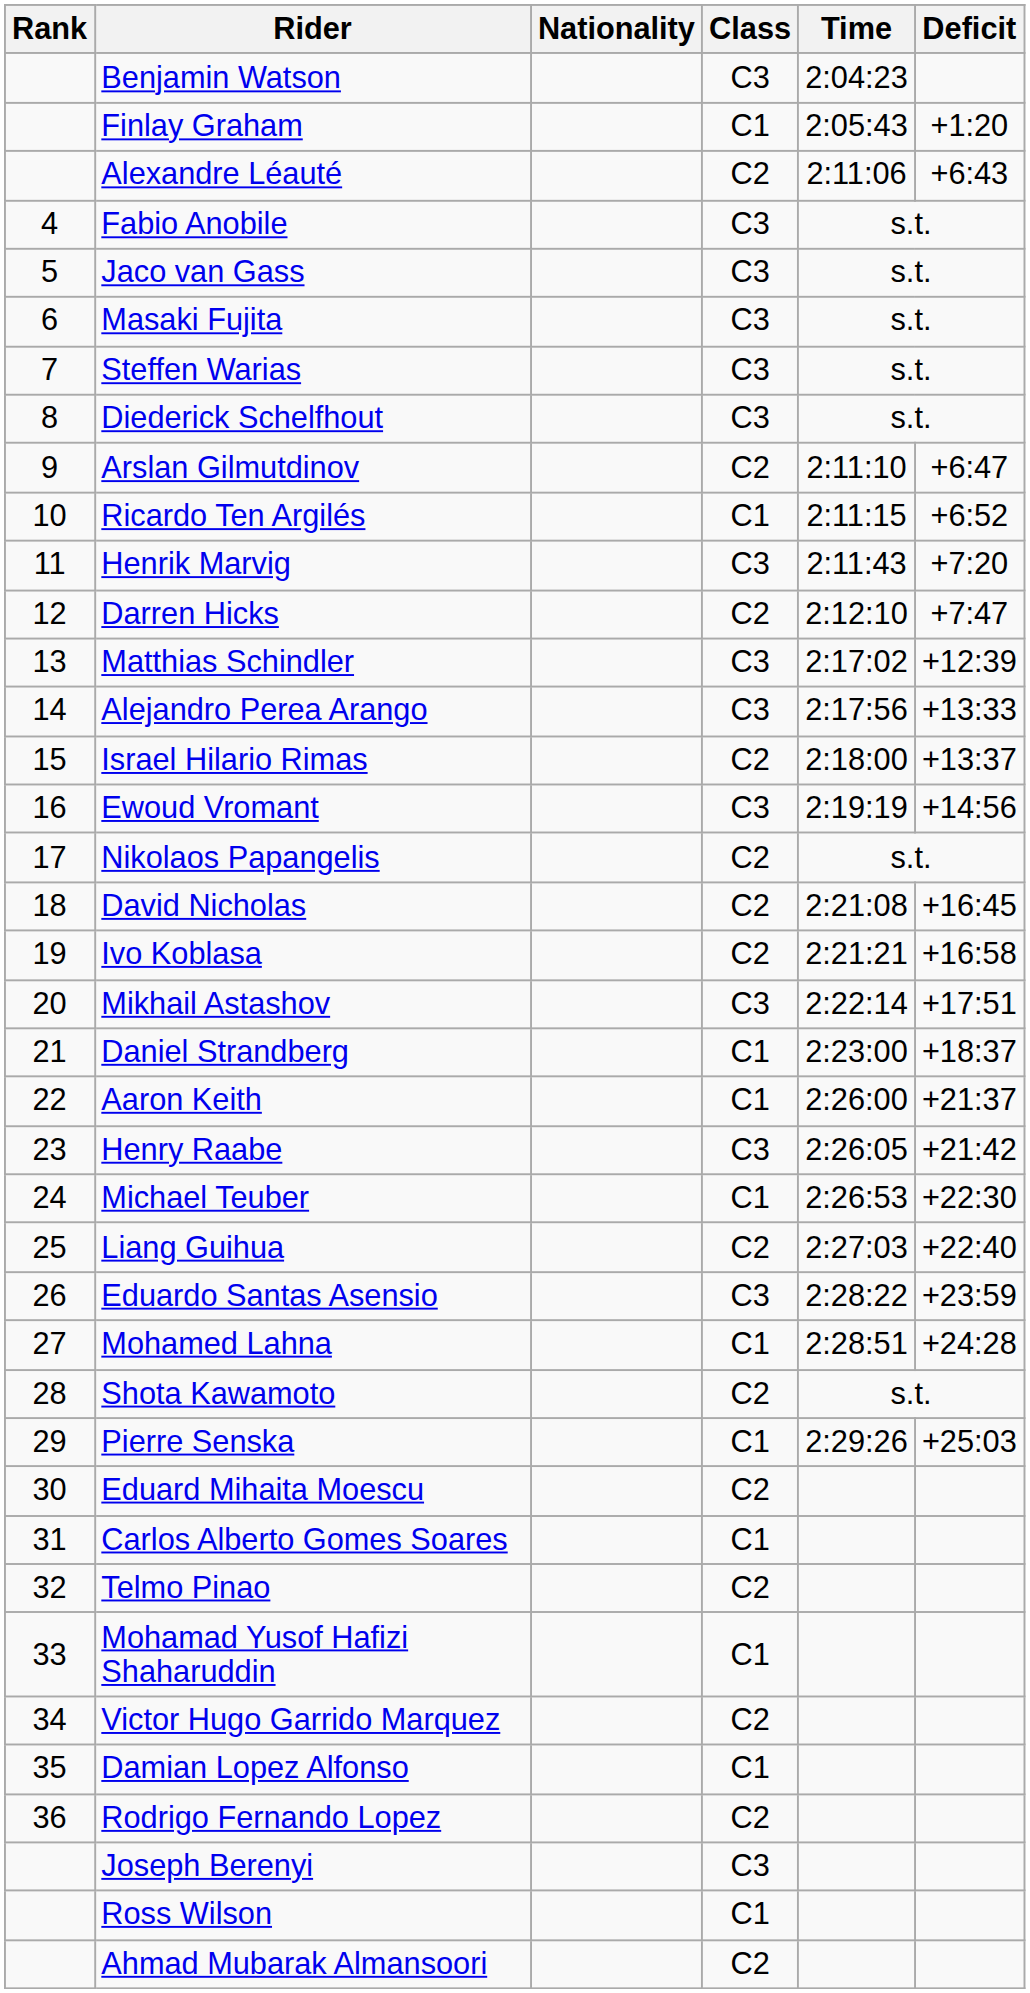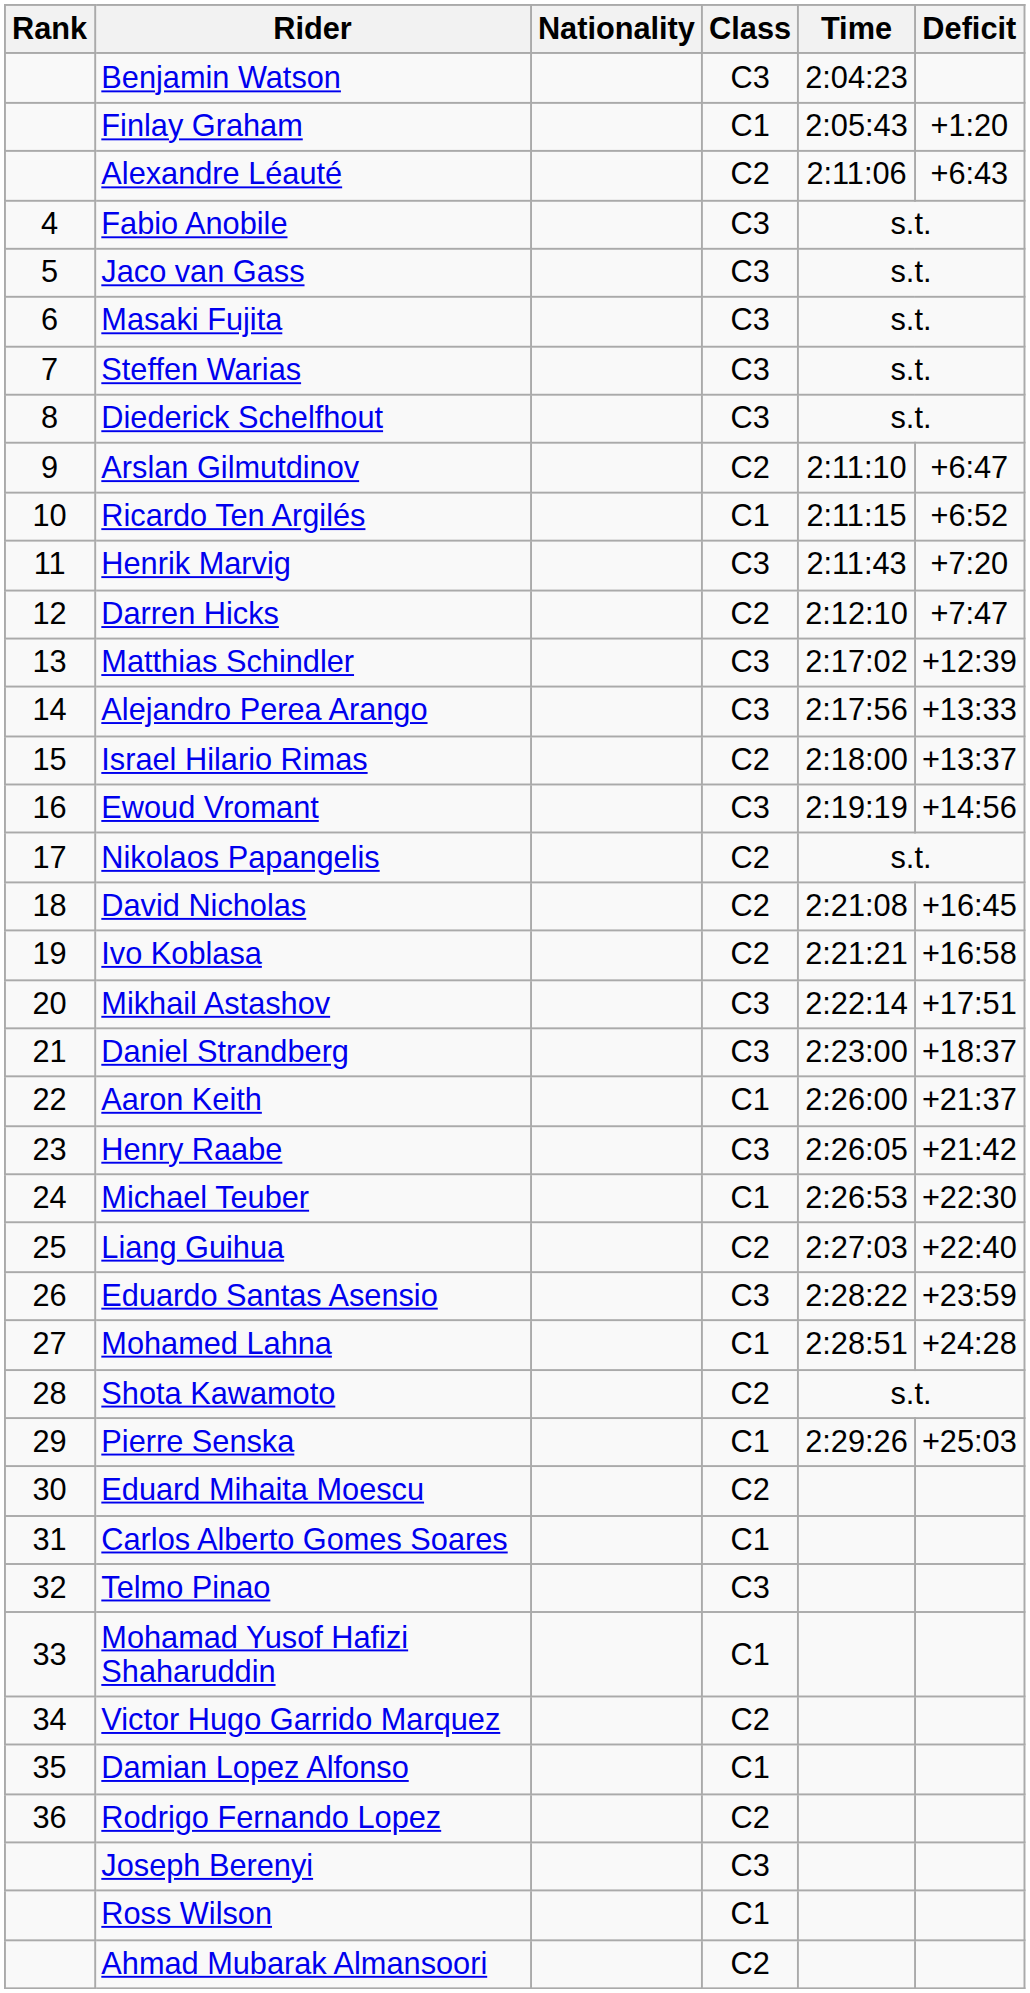(750, 1051) C1 -> (750, 1051) C3
(750, 1587) C2 -> (750, 1587) C3
